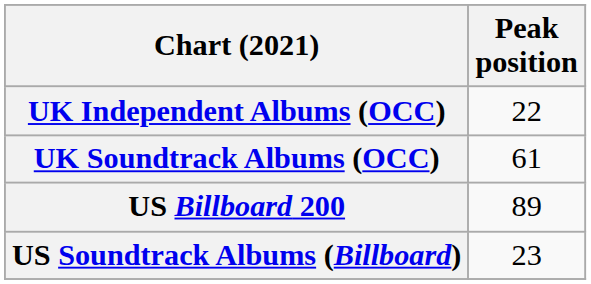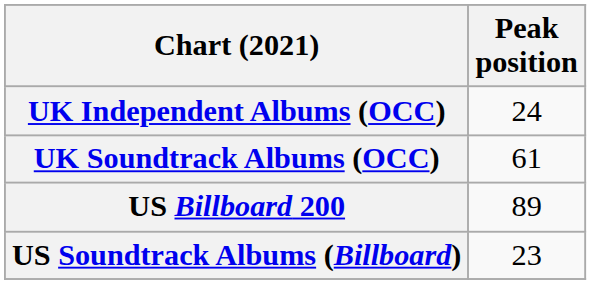(527, 110) 22 -> (527, 110) 24
